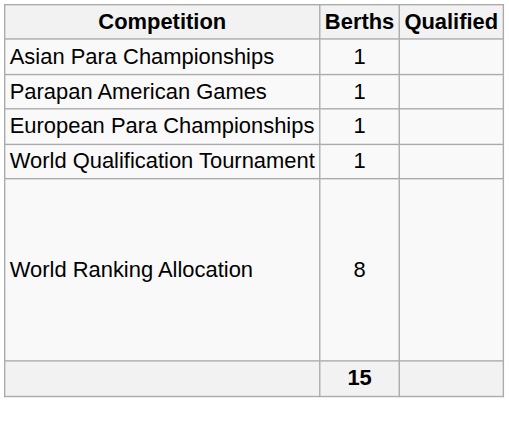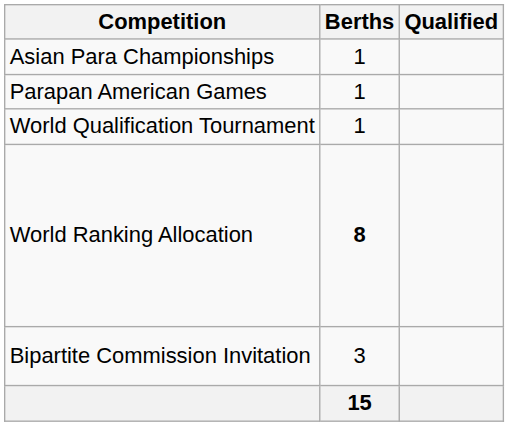- row: (162, 126)
(360, 269) normal -> (360, 234) bold
+ row: (160, 355)
